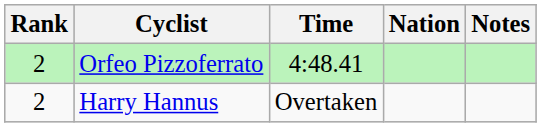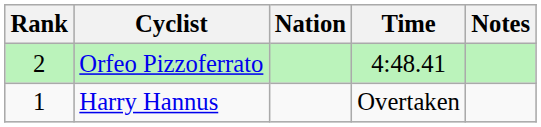columns swapped: (424, 24) <-> (326, 24)
(39, 102) 2 -> (39, 102) 1
